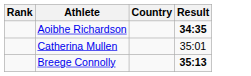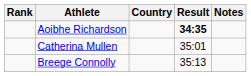+ column: (229, 12)
(193, 63) bold -> (193, 63) normal
